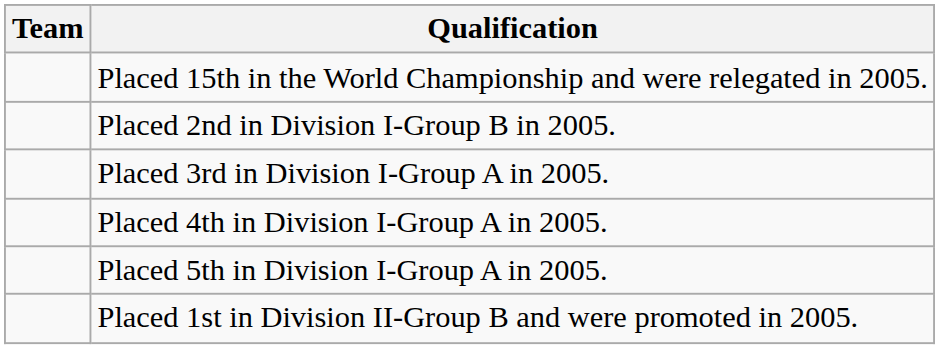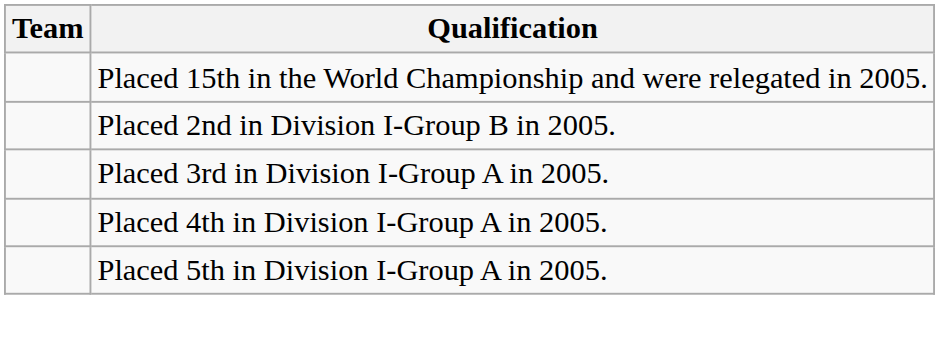- row: (478, 317)
